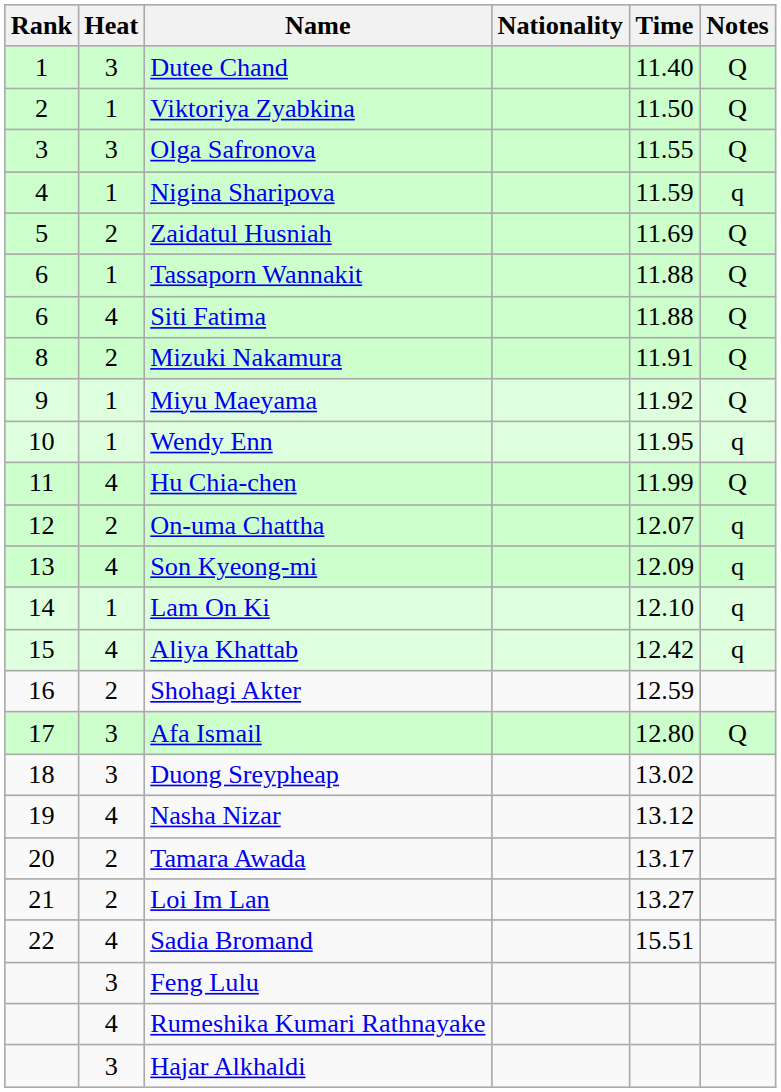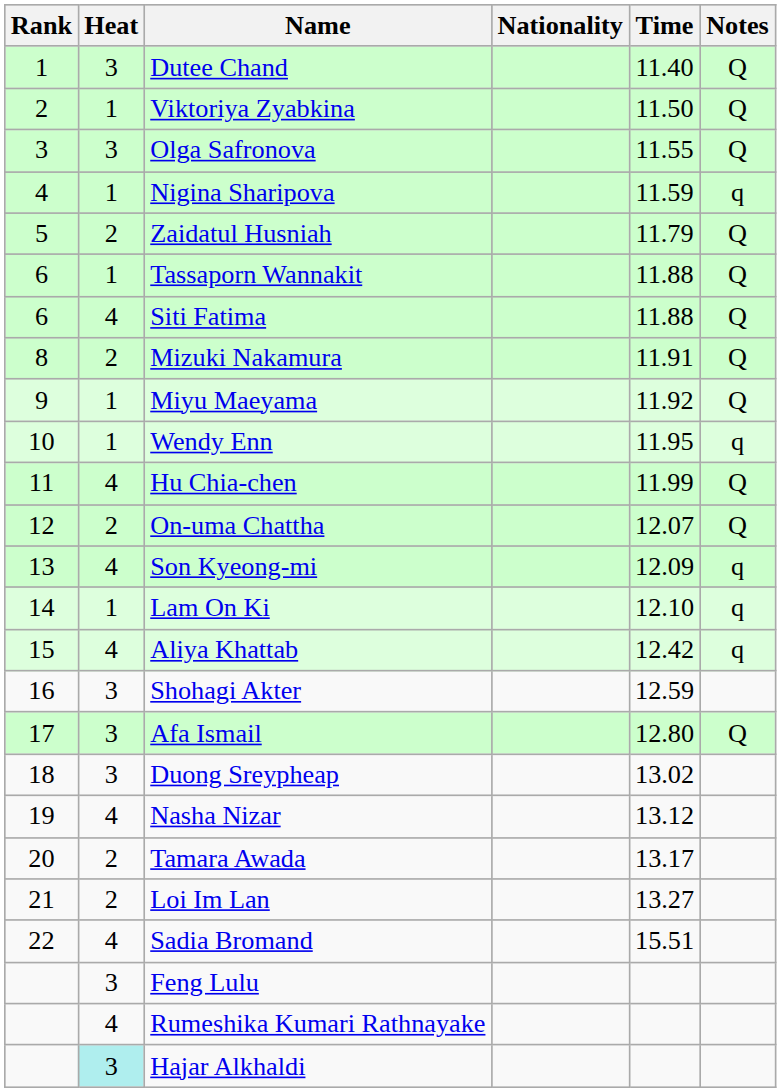(665, 233) 11.69 -> (665, 233) 11.79
(737, 524) q -> (737, 524) Q
(111, 691) 2 -> (111, 691) 3
(111, 1065) no background -> (111, 1065) paleturquoise background
